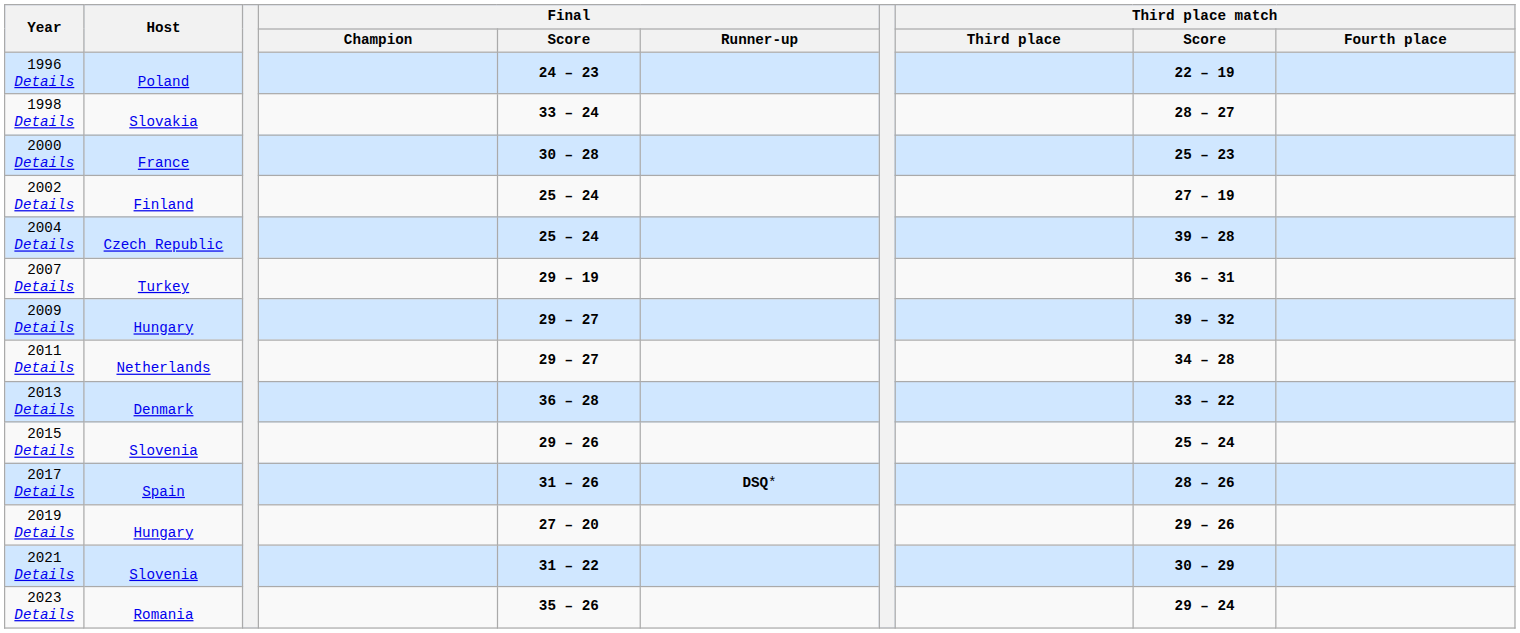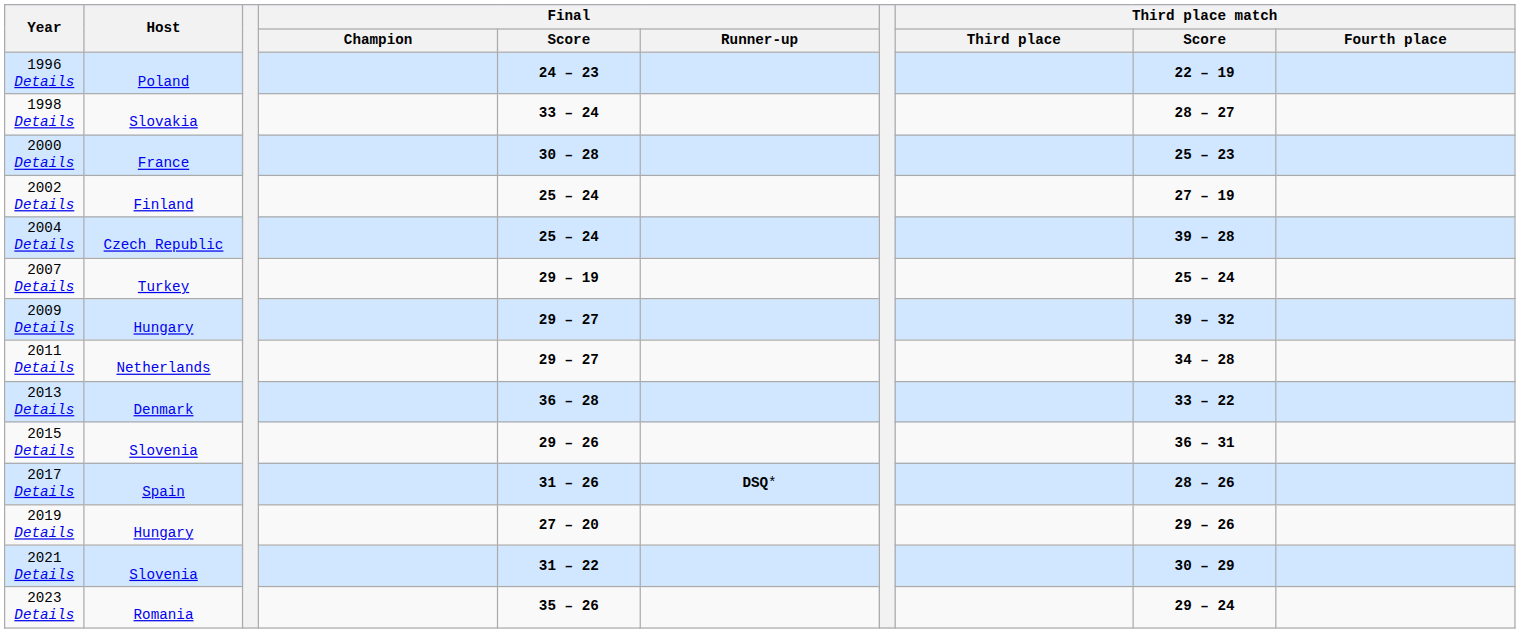(1205, 278) 36 – 31 -> (1205, 278) 25 – 24
(1205, 442) 25 – 24 -> (1205, 442) 36 – 31
